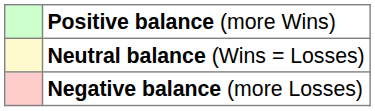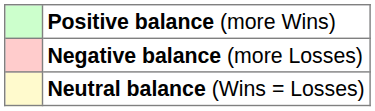rows swapped: (206, 55) <-> (205, 89)
